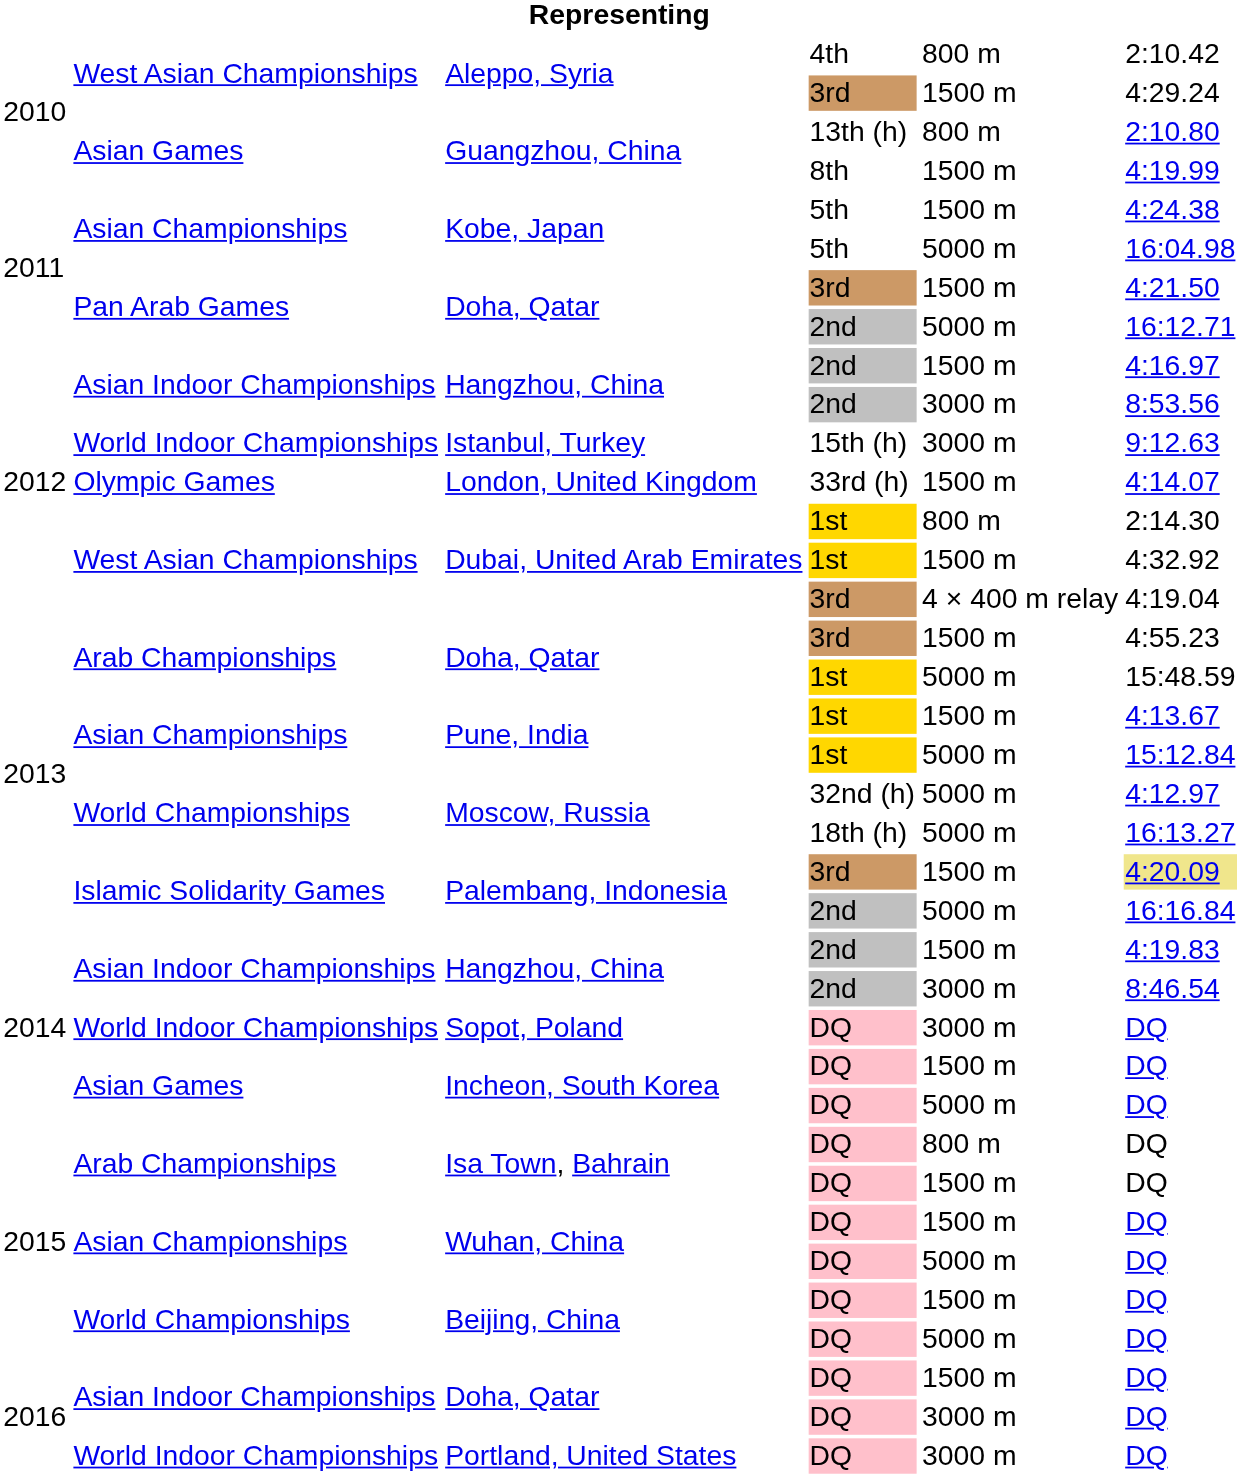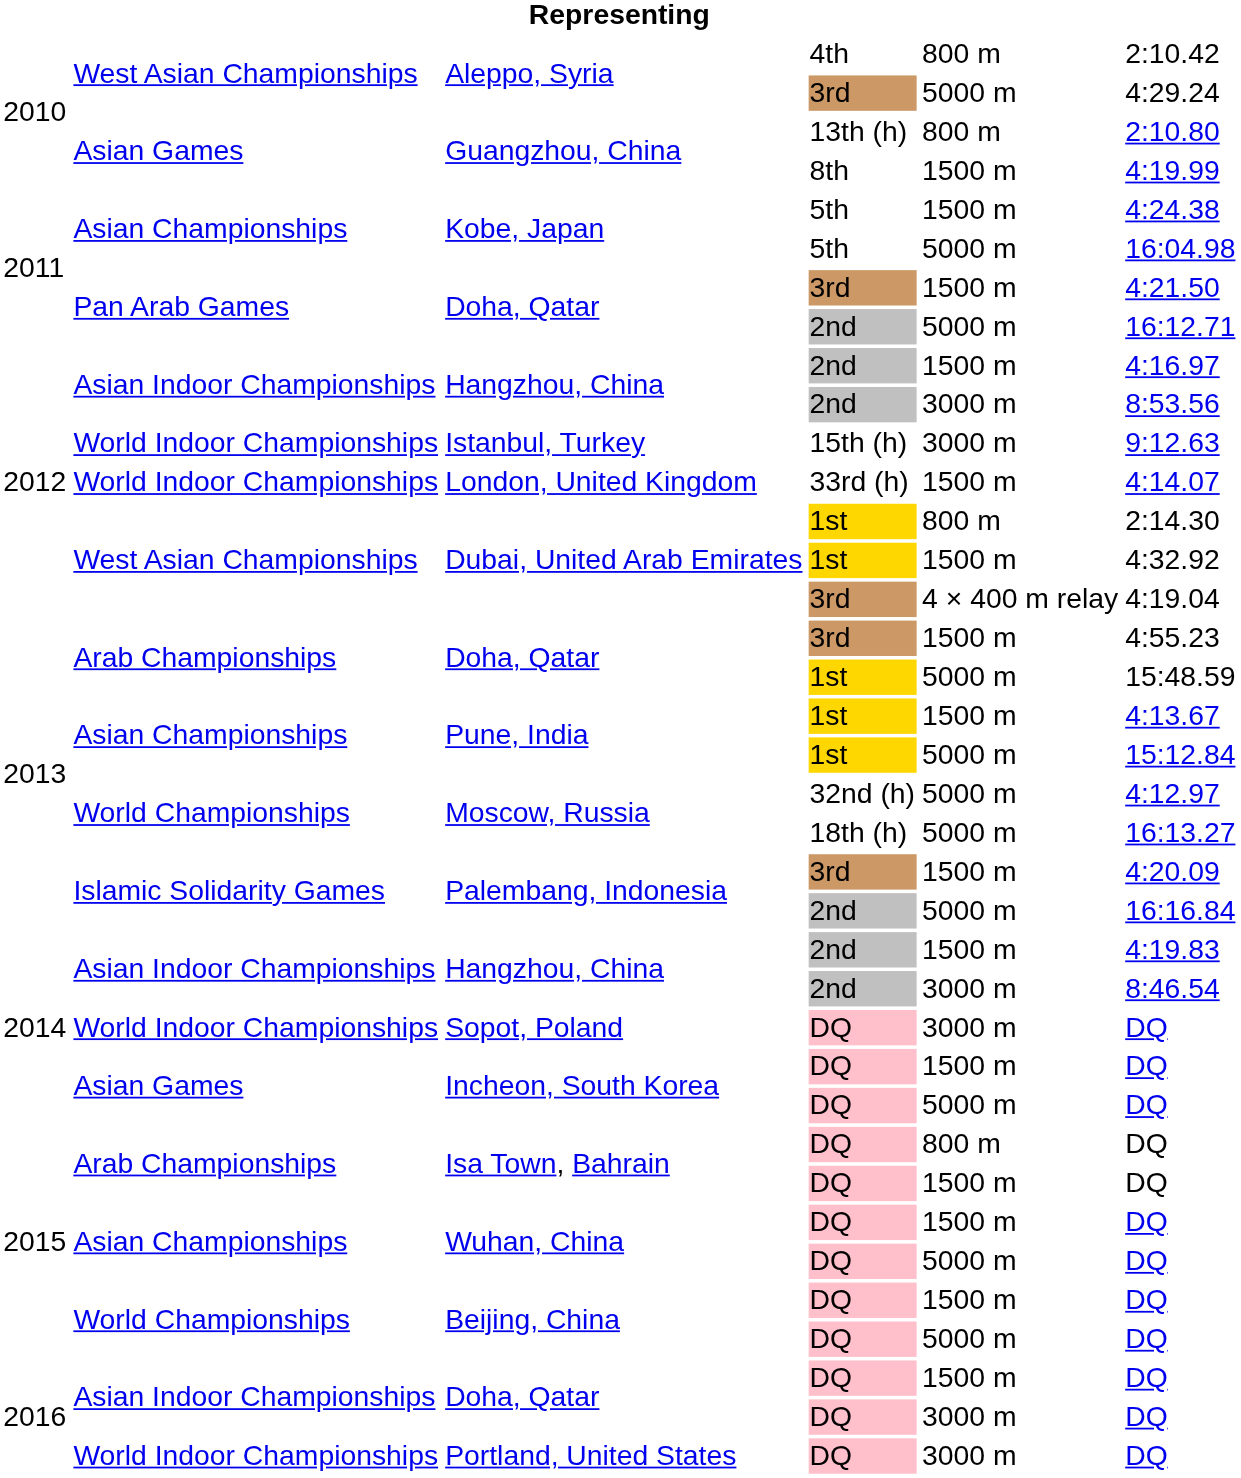(969, 92) 1500 m -> (969, 92) 5000 m
(174, 482) Olympic Games -> (256, 482) World Indoor Championships
(1172, 871) khaki background -> (1172, 871) no background
